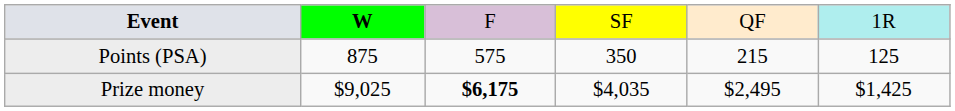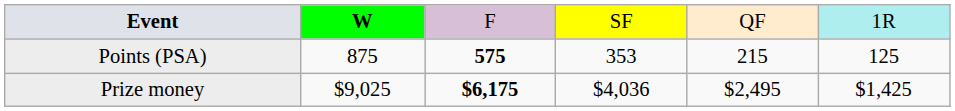(490, 55) normal -> (490, 55) bold
(621, 55) 350 -> (621, 55) 353
(621, 89) $4,035 -> (621, 89) $4,036
